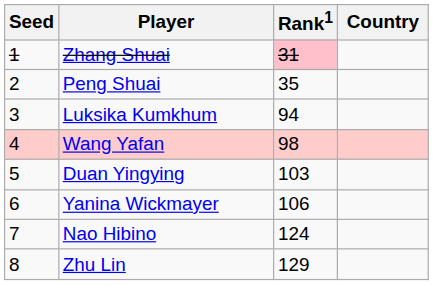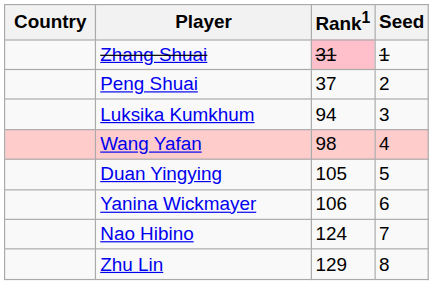columns swapped: (383, 22) <-> (32, 22)
(288, 84) 35 -> (326, 84) 37
(294, 174) 103 -> (331, 174) 105
